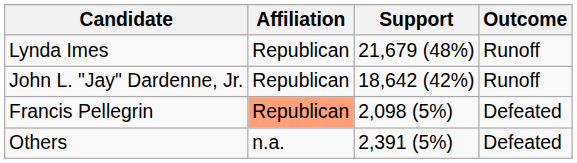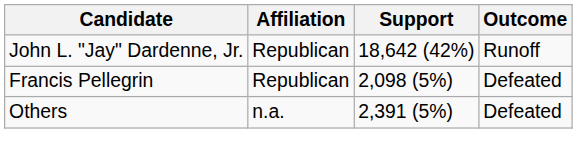- row: (59, 50)
(301, 111) lightsalmon background -> (301, 81) no background
